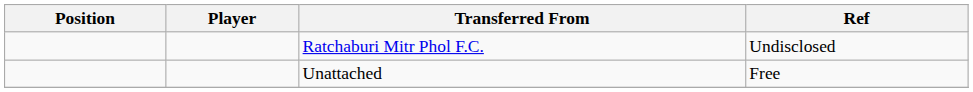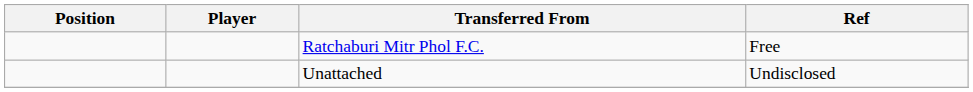(792, 45) Undisclosed -> (765, 45) Free
(765, 73) Free -> (792, 73) Undisclosed
